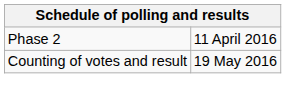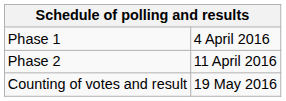+ row: (34, 38)
